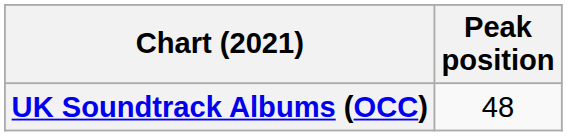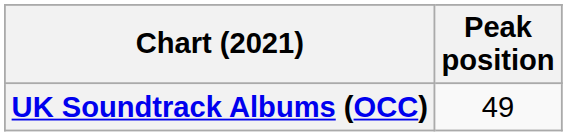(498, 106) 48 -> (498, 106) 49
